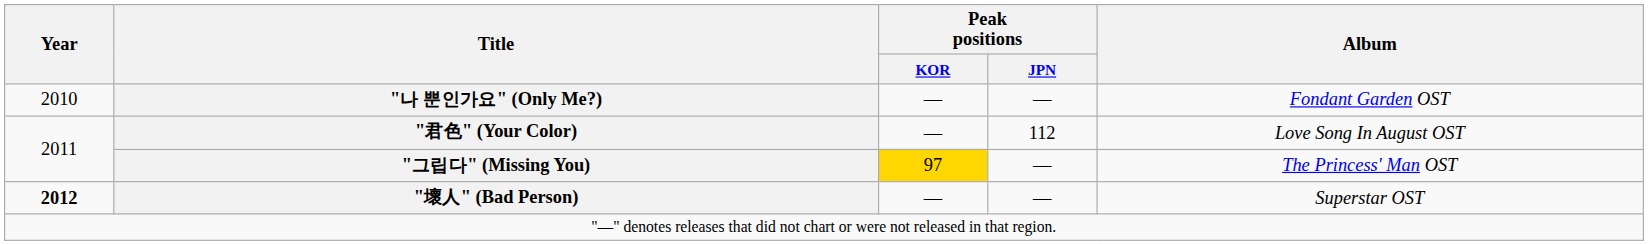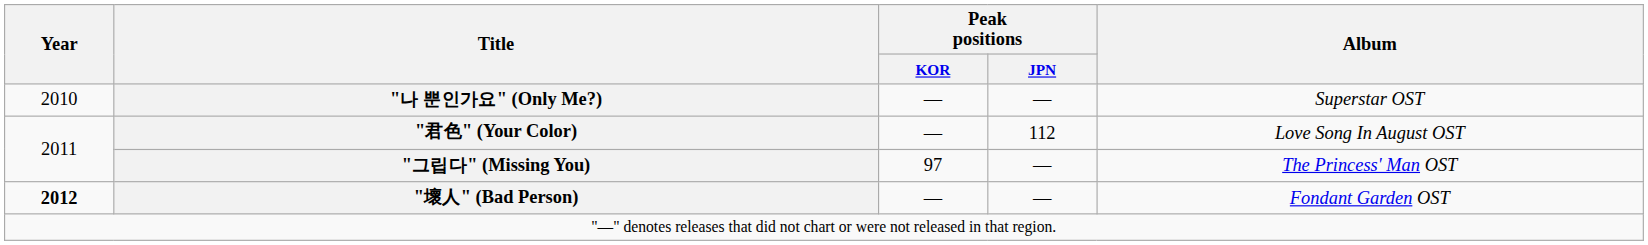(1370, 99) Fondant Garden OST -> (1370, 99) Superstar OST
(933, 165) gold background -> (933, 165) no background
(1370, 197) Superstar OST -> (1370, 197) Fondant Garden OST
